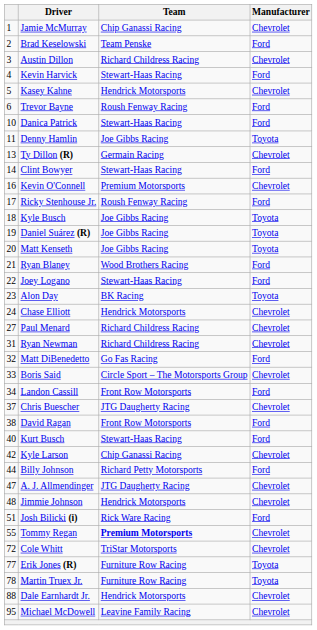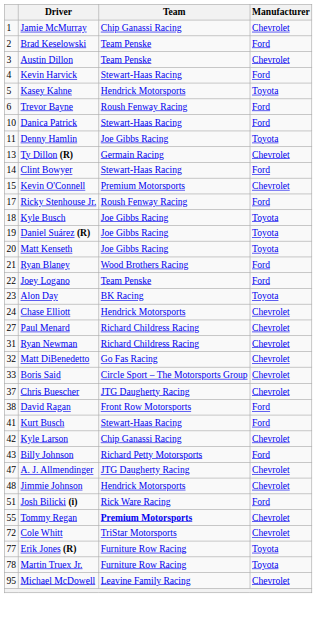(150, 59) Richard Childress Racing -> (126, 59) Team Penske
(271, 91) Chevrolet -> (265, 91) Toyota
(11, 186) 16 -> (11, 186) 15
(141, 281) Stewart-Haas Racing -> (126, 281) Team Penske
(261, 359) Ford -> (271, 359) Chevrolet
- row: (49, 391)
(11, 438) 40 -> (11, 423) 41
(11, 470) 44 -> (11, 454) 43
- row: (55, 596)
